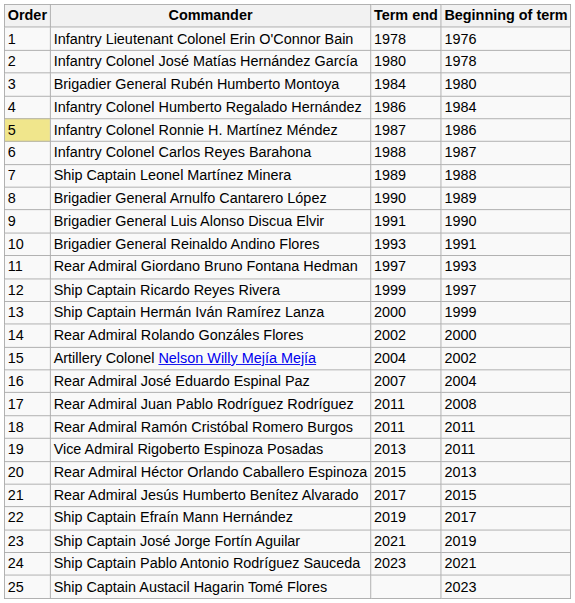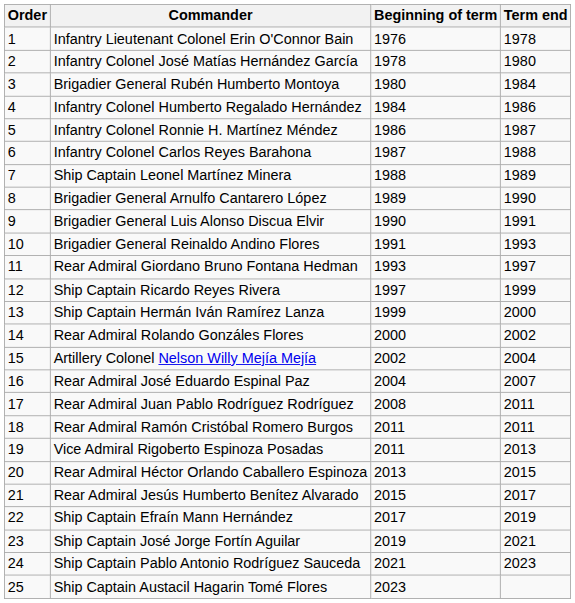columns swapped: (506, 15) <-> (406, 15)
(12, 130) khaki background -> (12, 130) no background
